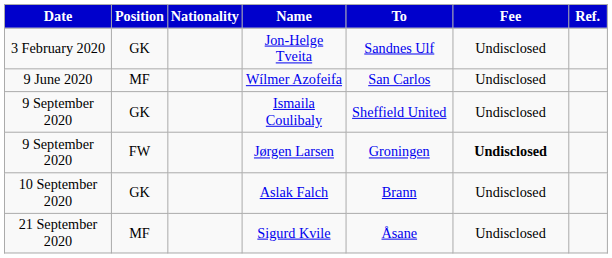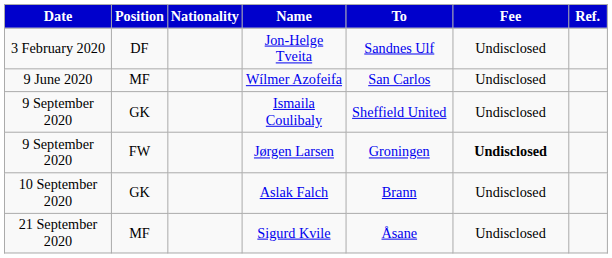(139, 48) GK -> (139, 48) DF
